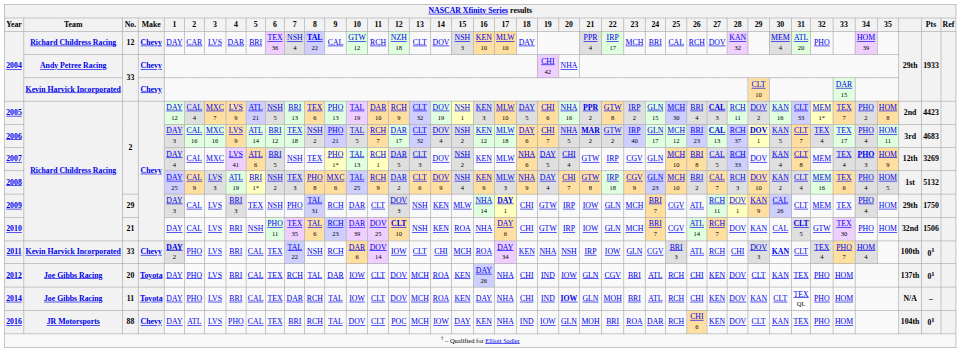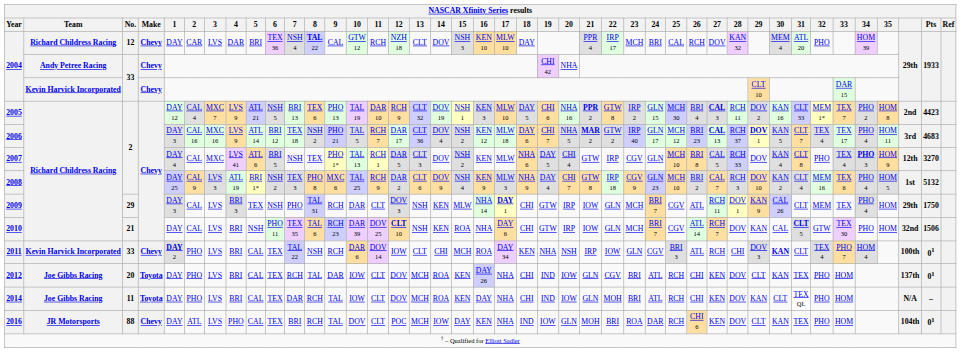(420, 135) CLT 32 -> (420, 135) CLT 36
(822, 159) MEM -> (822, 159) PHO
(931, 159) 3269 -> (931, 159) 3270
(569, 298) bold -> (569, 298) normal
